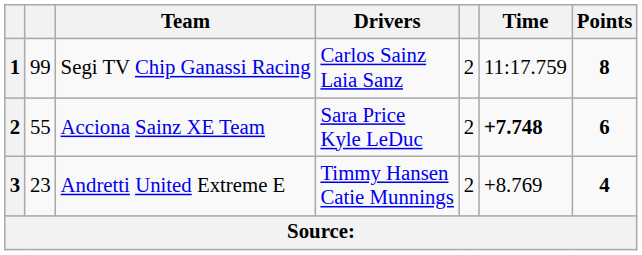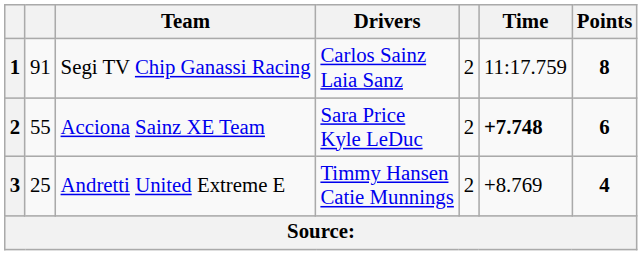(40, 67) 99 -> (40, 67) 91
(40, 185) 23 -> (40, 185) 25
